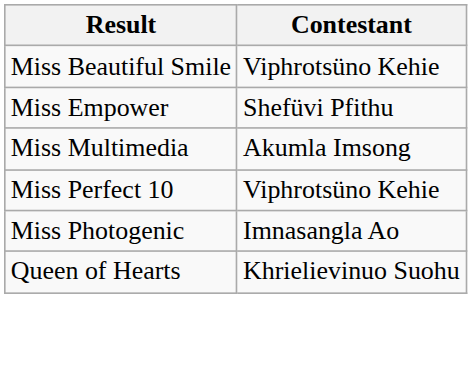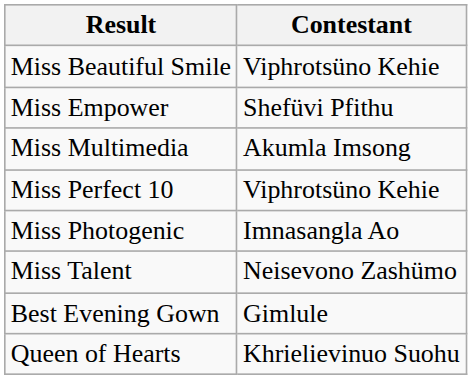+ row: (71, 271)
+ row: (115, 312)
